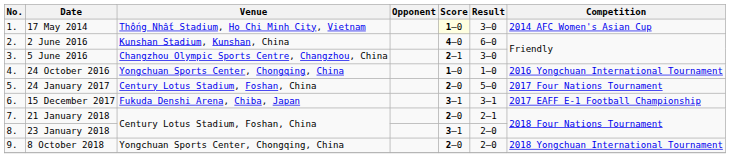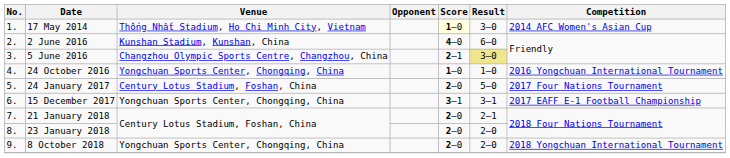(488, 56) no background -> (488, 56) khaki background
(210, 101) Fukuda Denshi Arena, Chiba, Japan -> (232, 101) Yongchuan Sports Center, Chongqing, China
(454, 130) 3–1 -> (454, 130) 2–0
